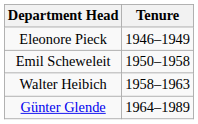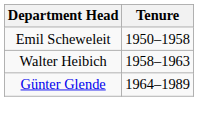- row: (63, 38)
